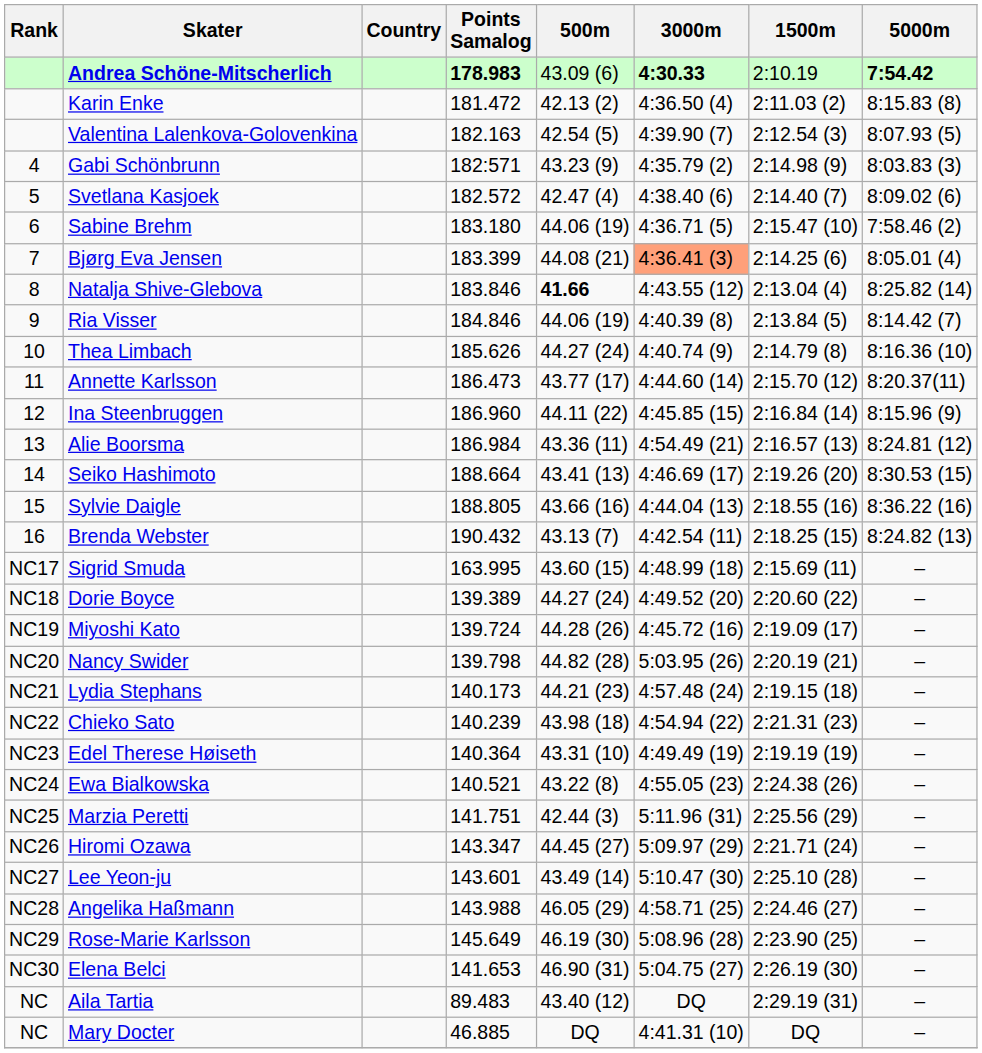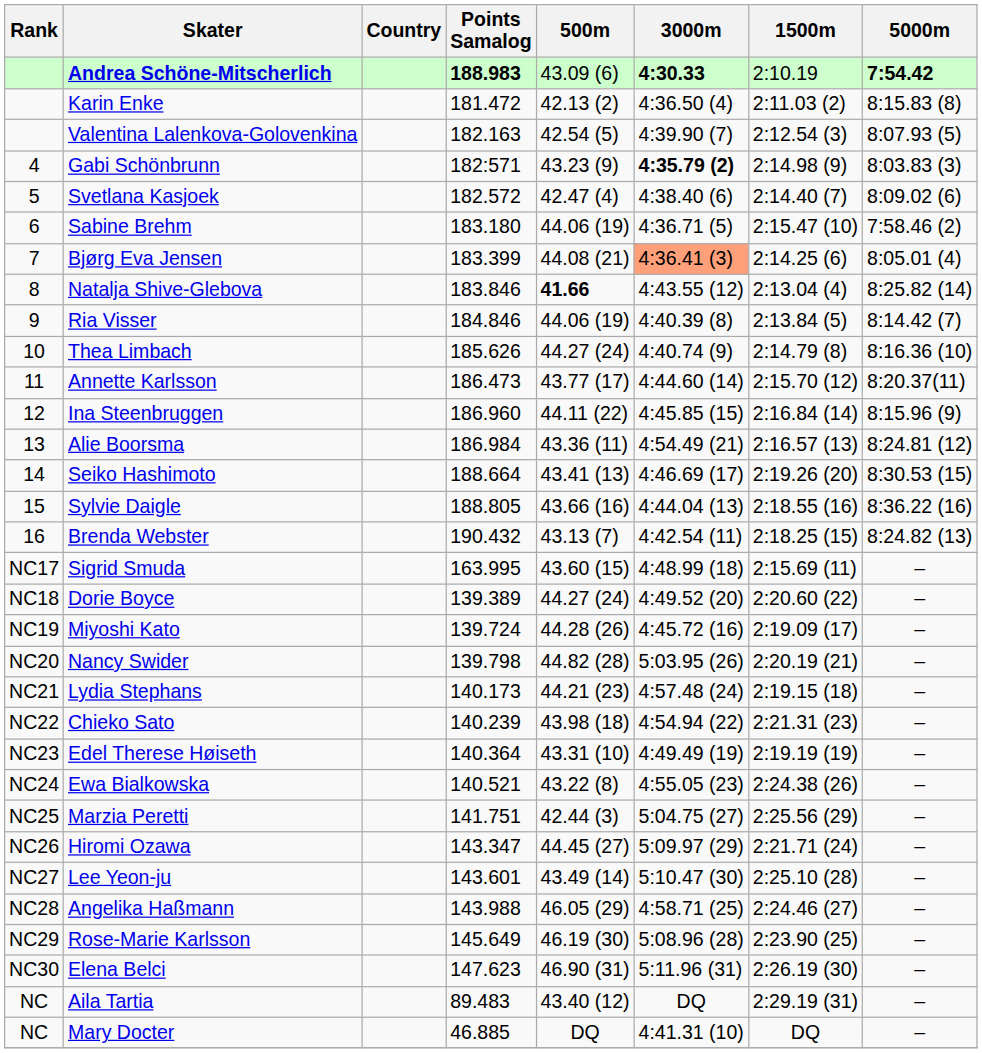(485, 72) 178.983 -> (485, 72) 188.983
(686, 165) normal -> (686, 165) bold
(690, 815) 5:11.96 (31) -> (691, 815) 5:04.75 (27)
(485, 970) 141.653 -> (485, 970) 147.623
(691, 970) 5:04.75 (27) -> (690, 970) 5:11.96 (31)
